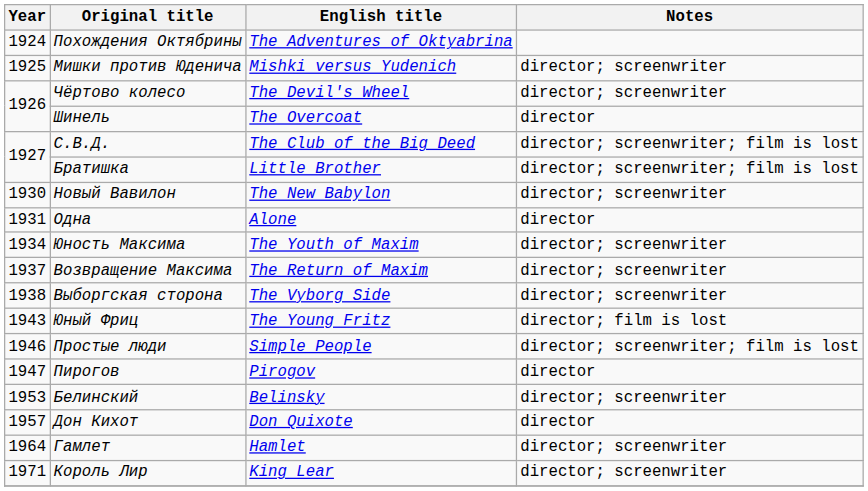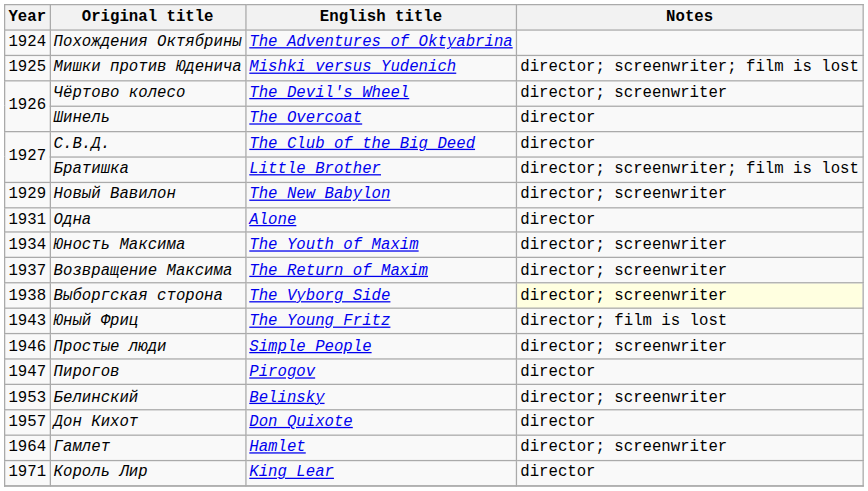(624, 68) director; screenwriter -> (690, 68) director; screenwriter; film is lost
(690, 144) director; screenwriter; film is lost -> (558, 144) director
(27, 195) 1930 -> (27, 195) 1929
(624, 296) no background -> (624, 296) lightyellow background
(690, 347) director; screenwriter; film is lost -> (624, 347) director; screenwriter
(624, 473) director; screenwriter -> (558, 473) director
